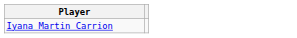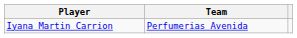+ column: (216, 12)
